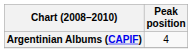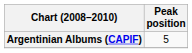(166, 39) 4 -> (166, 39) 5
